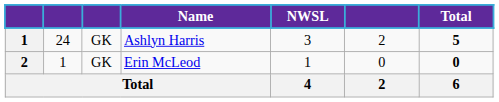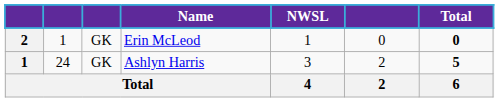rows swapped: (164, 40) <-> (162, 62)
